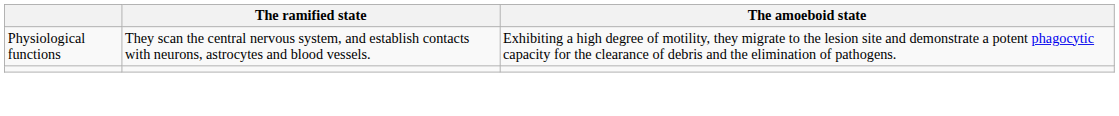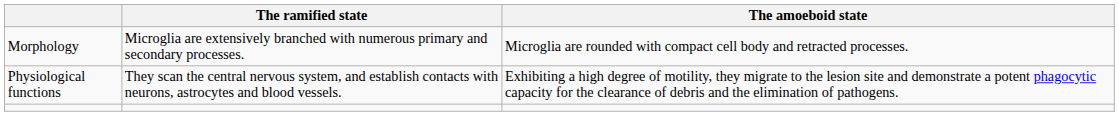+ row: (43, 46)
